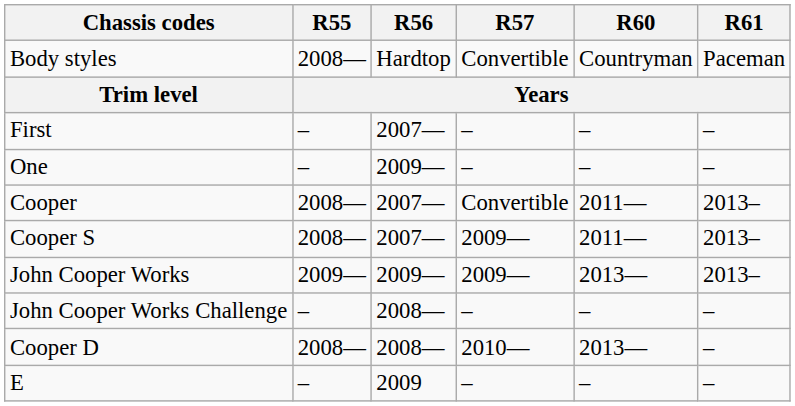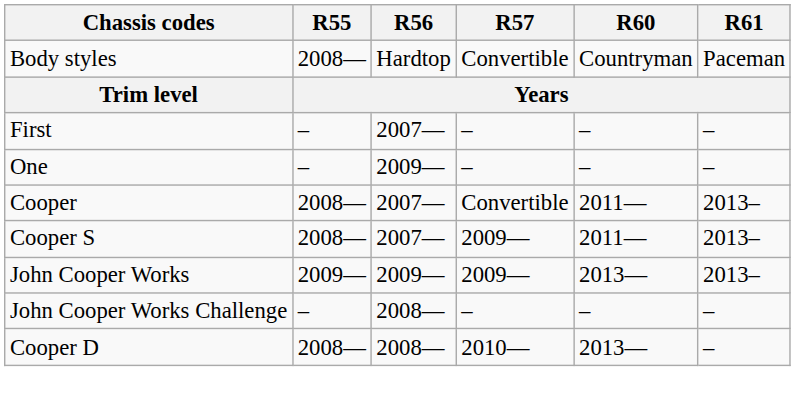- row: (17, 382)
